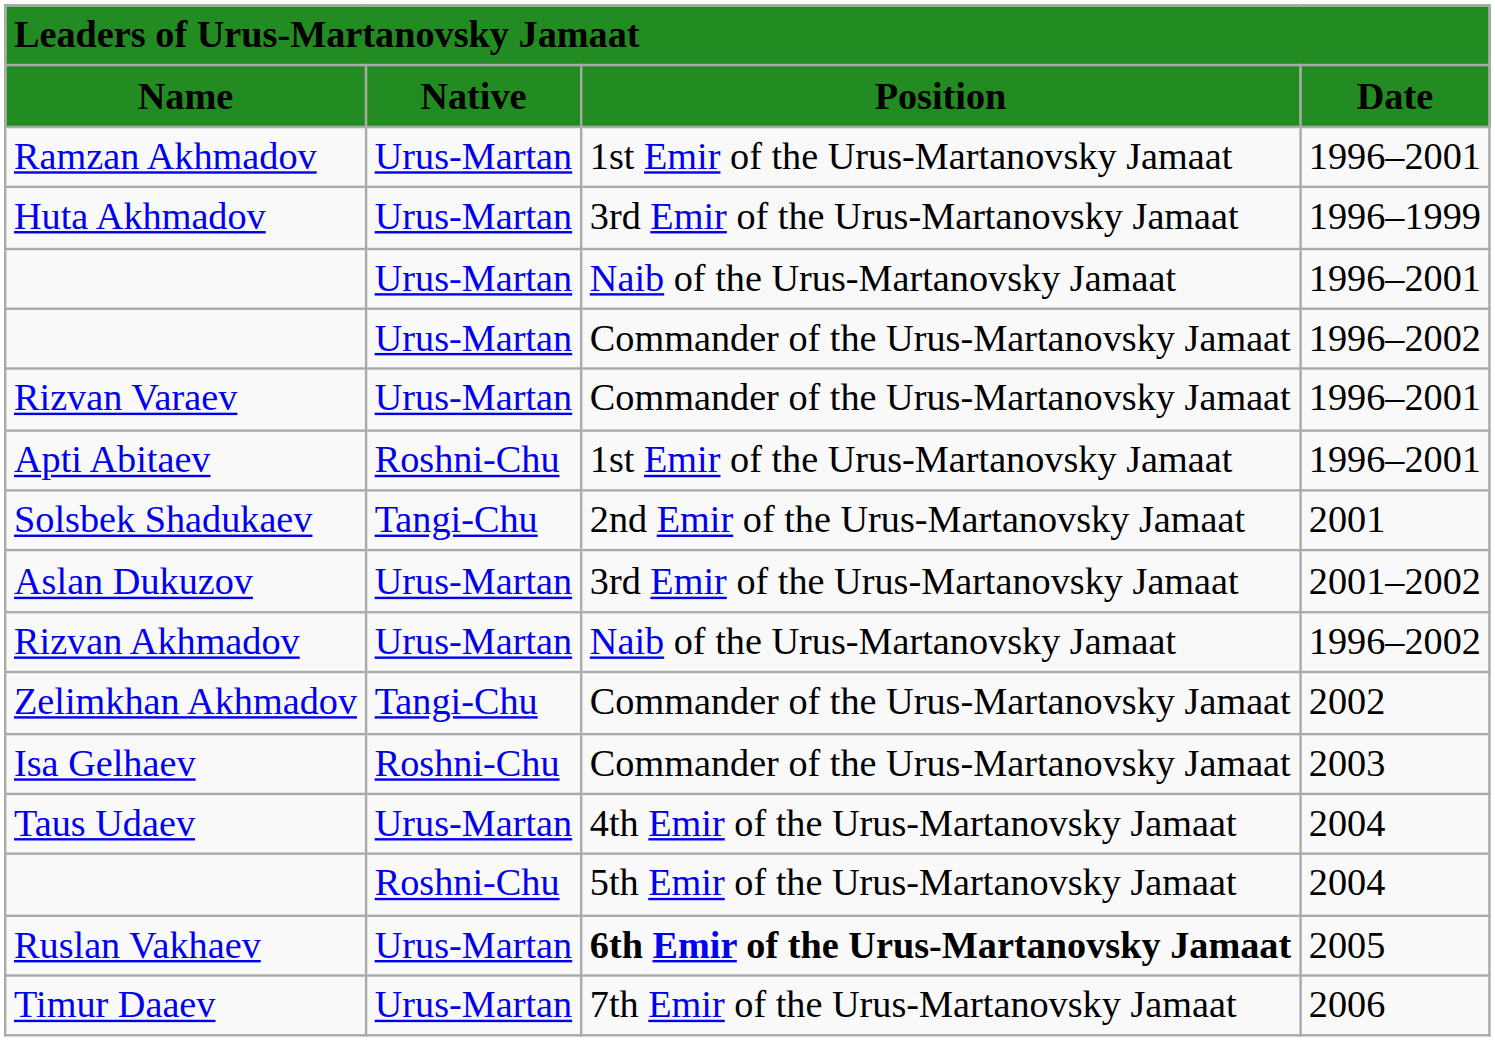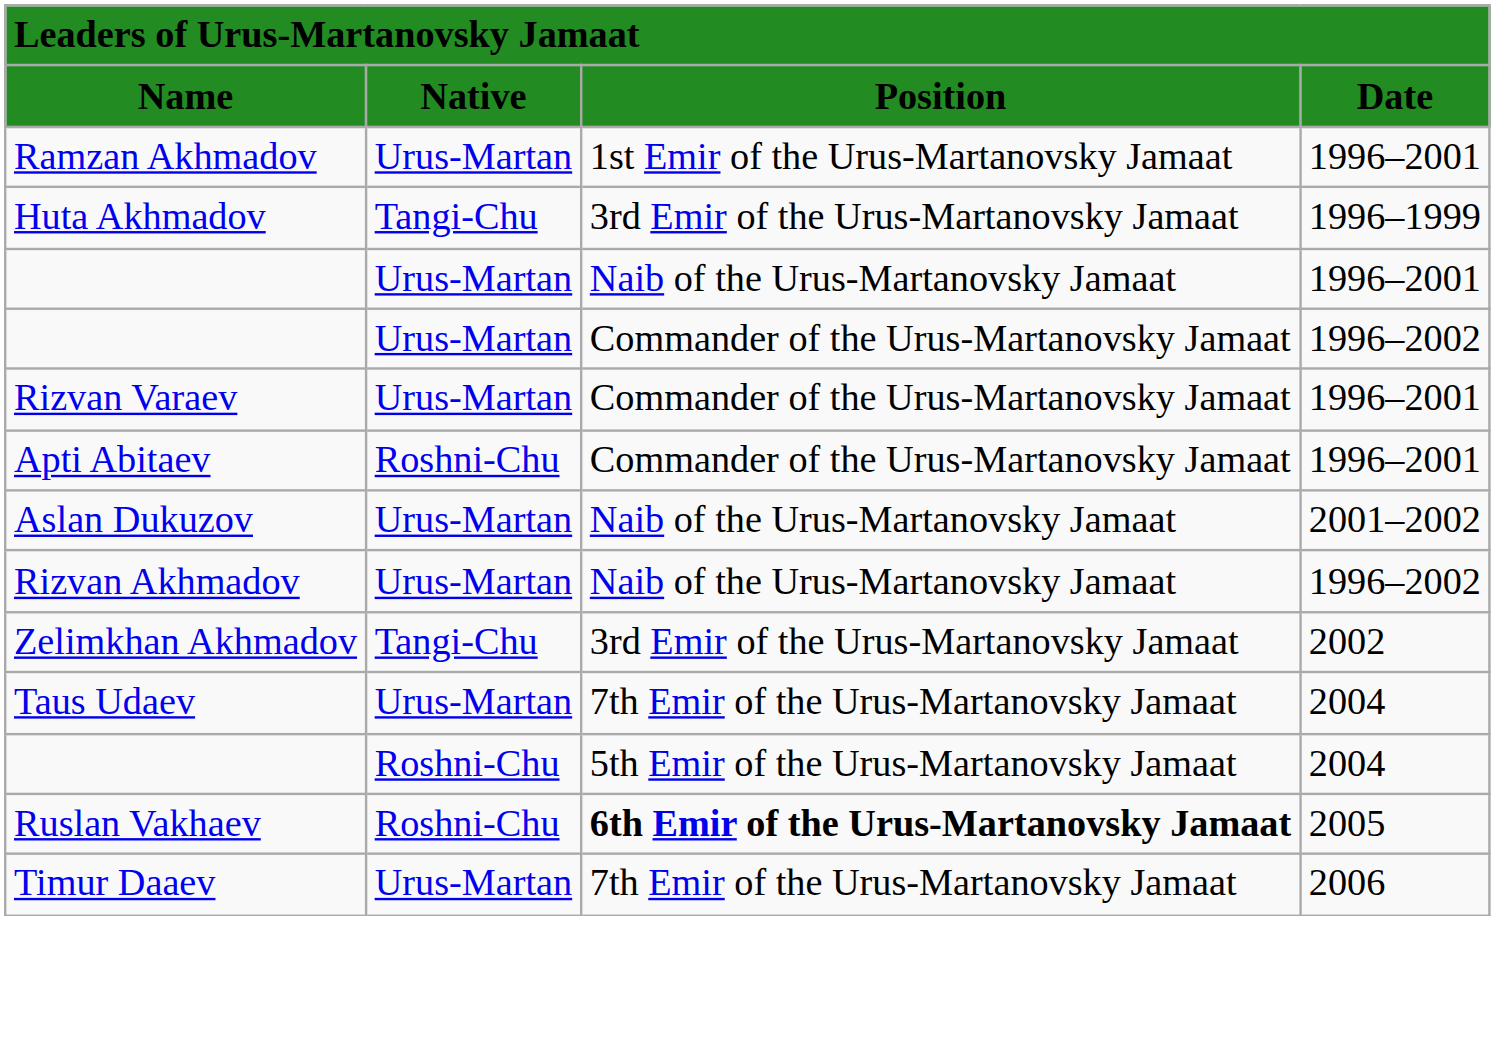(473, 216) Urus-Martan -> (456, 216) Tangi-Chu
(911, 459) 1st Emir of the Urus-Martanovsky Jamaat -> (940, 459) Commander of the Urus-Martanovsky Jamaat
- row: (163, 519)
(914, 580) 3rd Emir of the Urus-Martanovsky Jamaat -> (883, 519) Naib of the Urus-Martanovsky Jamaat
(940, 701) Commander of the Urus-Martanovsky Jamaat -> (914, 641) 3rd Emir of the Urus-Martanovsky Jamaat
- row: (105, 762)
(913, 823) 4th Emir of the Urus-Martanovsky Jamaat -> (913, 701) 7th Emir of the Urus-Martanovsky Jamaat
(473, 944) Urus-Martan -> (467, 823) Roshni-Chu
